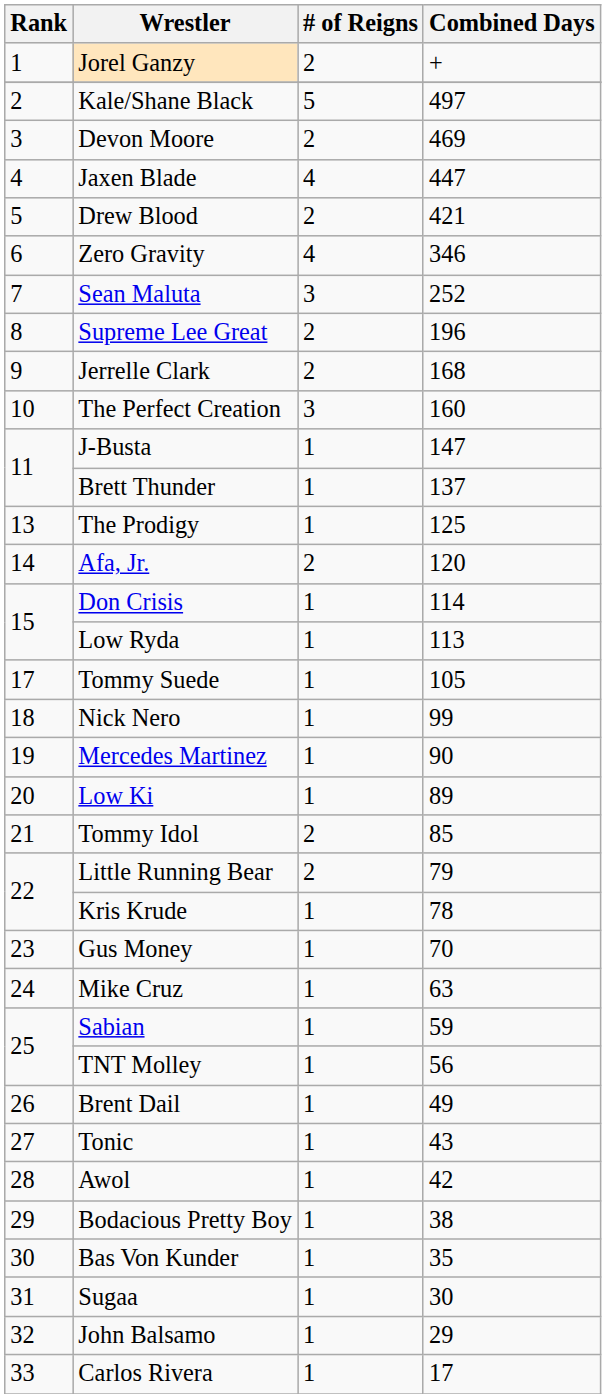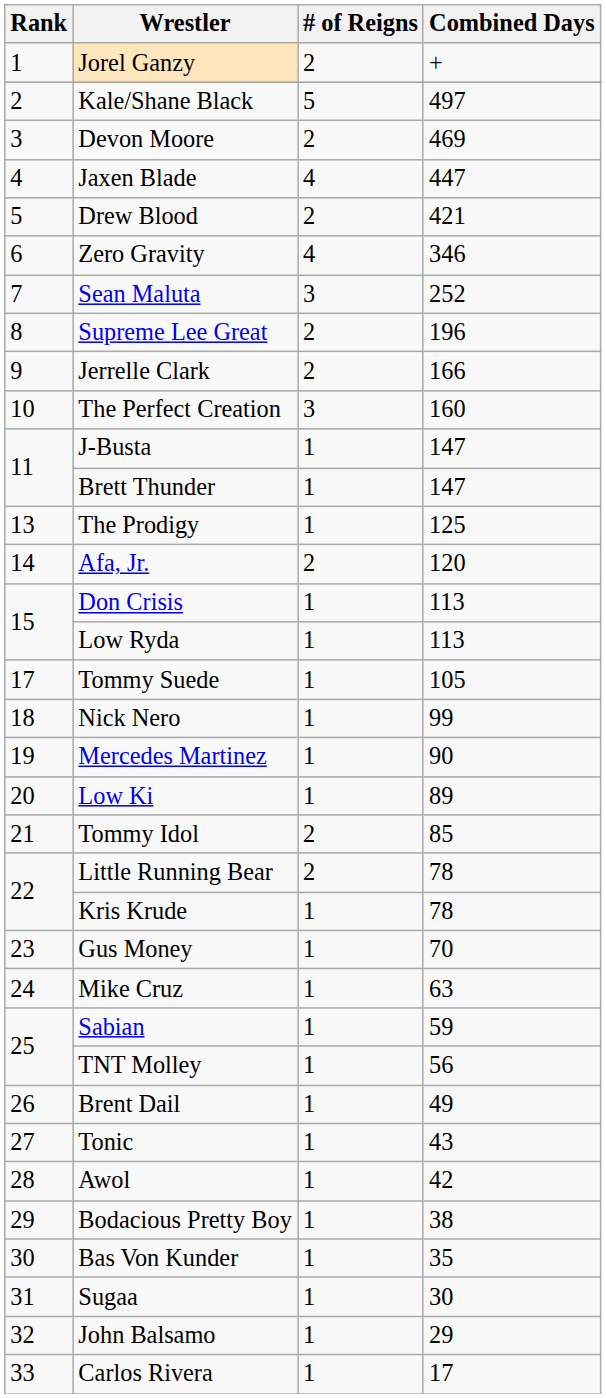(447, 370) 168 -> (447, 370) 166
(447, 486) 137 -> (447, 486) 147
(447, 602) 114 -> (447, 602) 113
(441, 872) 79 -> (441, 872) 78
